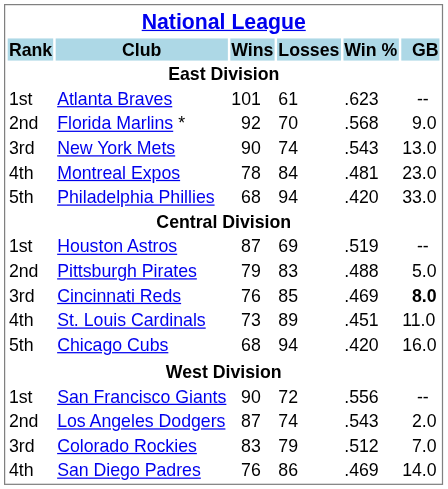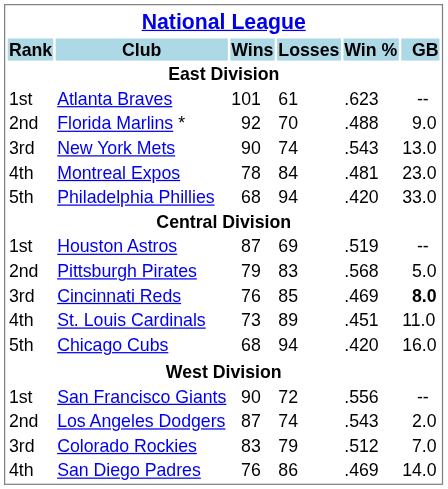(361, 123) .568 -> (361, 123) .488
(361, 271) .488 -> (361, 271) .568
